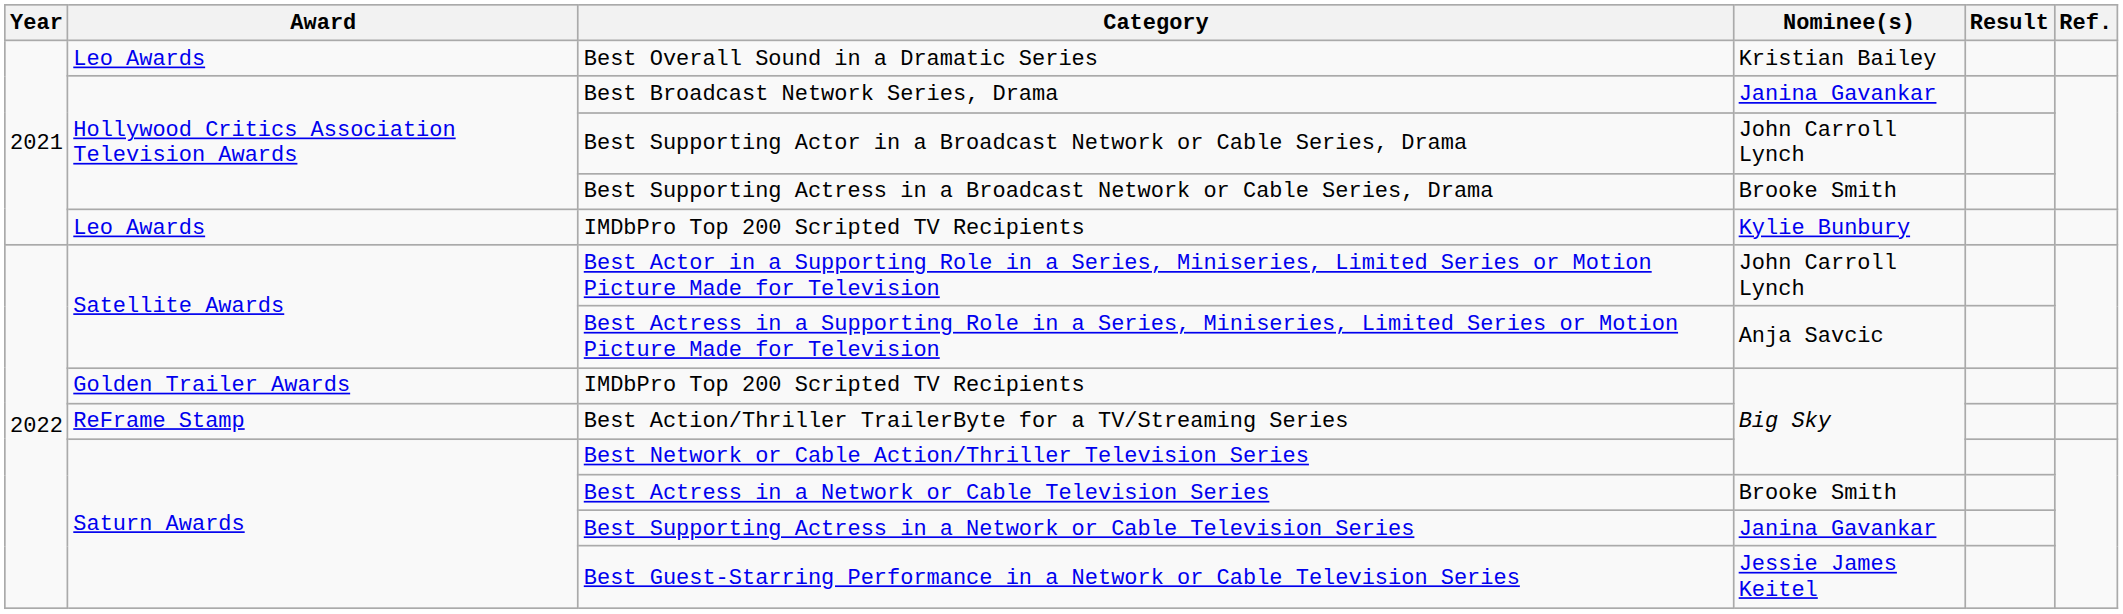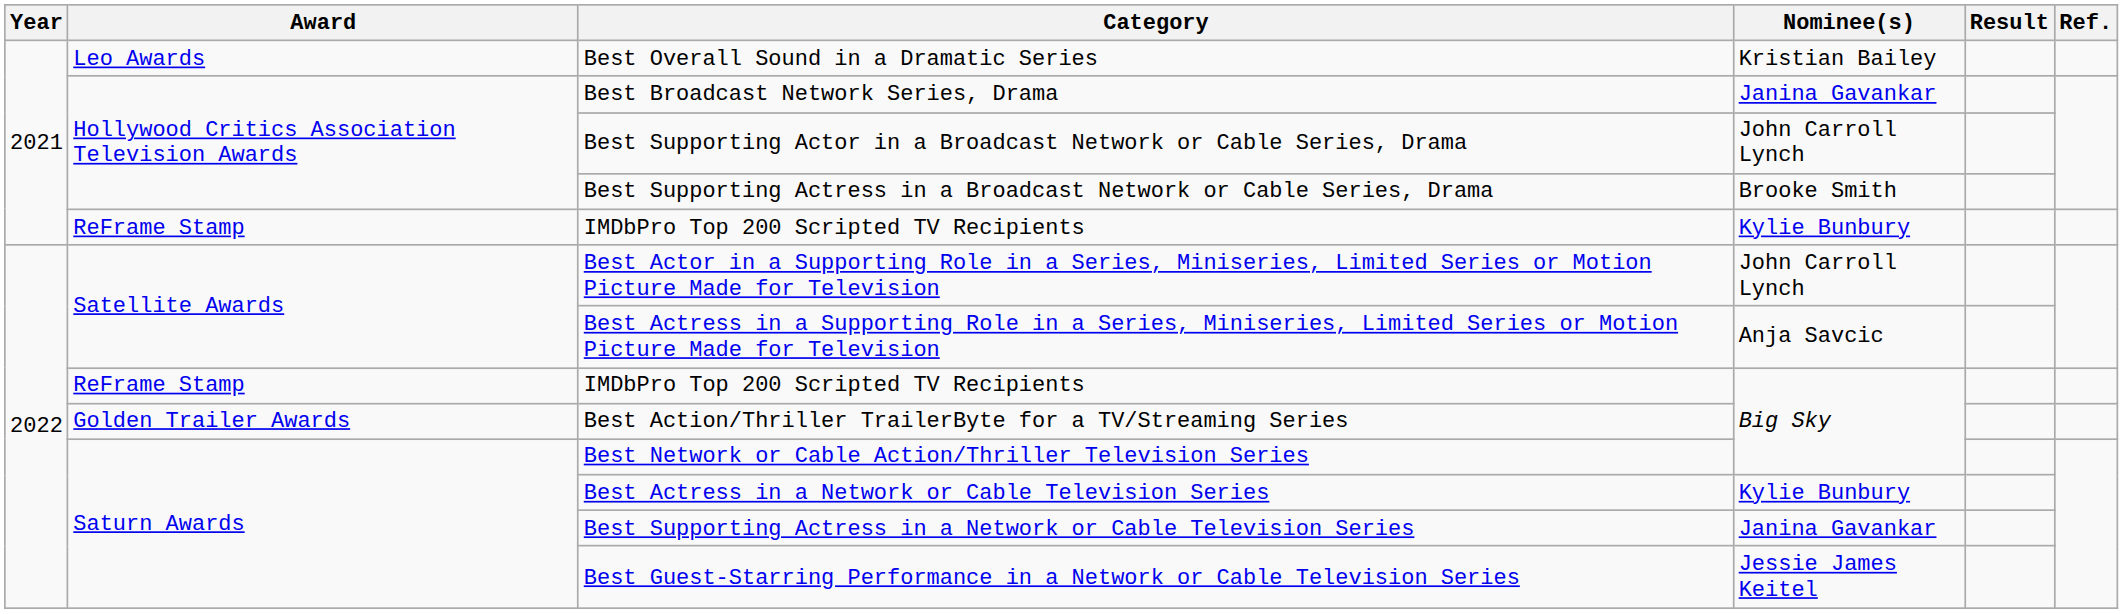(139, 227) Leo Awards -> (159, 227) ReFrame Stamp
(212, 385) Golden Trailer Awards -> (159, 385) ReFrame Stamp
(159, 421) ReFrame Stamp -> (212, 421) Golden Trailer Awards
(1818, 493) Brooke Smith -> (1824, 493) Kylie Bunbury
